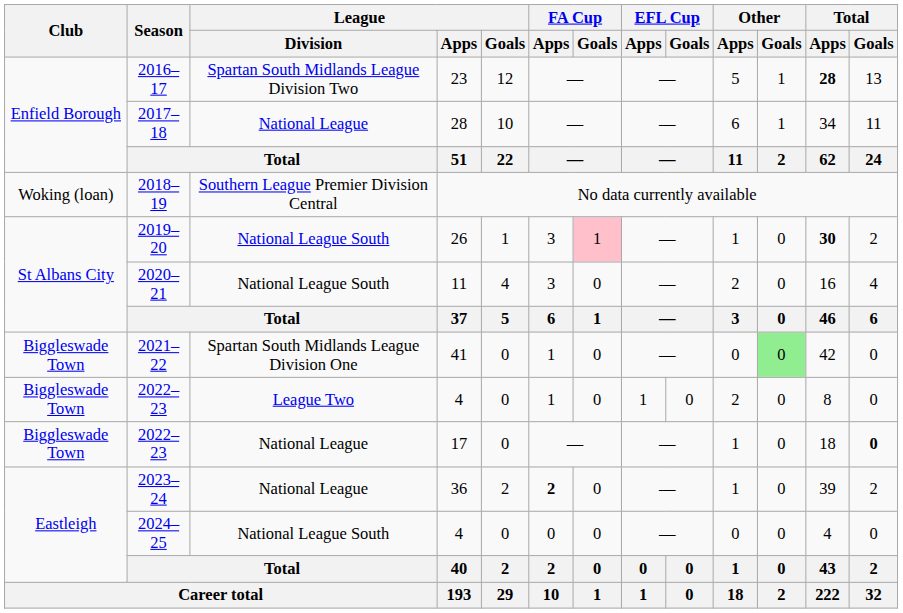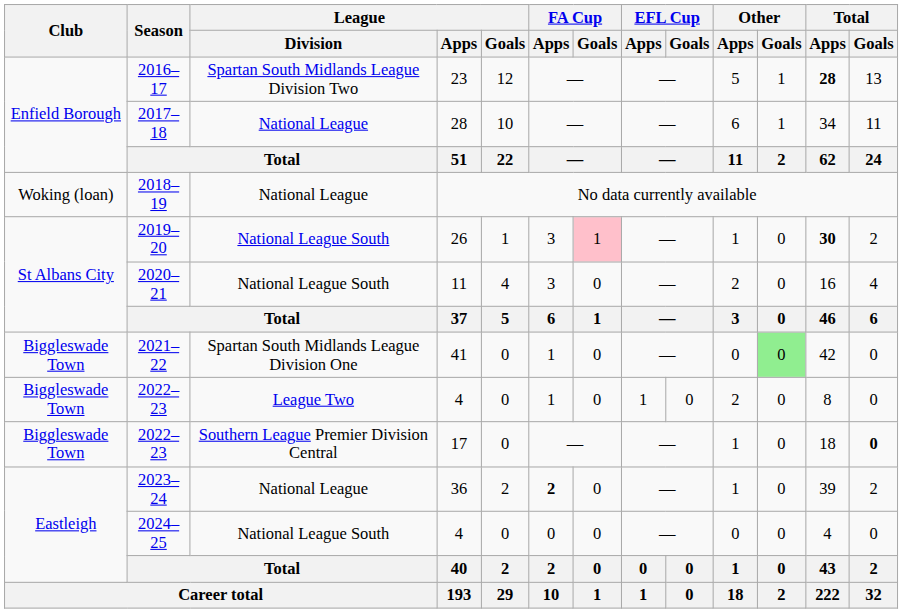(313, 194) Southern League Premier Division Central -> (313, 194) National League
(313, 444) National League -> (313, 444) Southern League Premier Division Central
